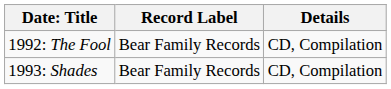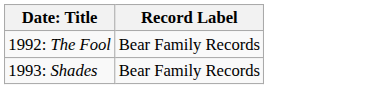- column: (325, 17)
